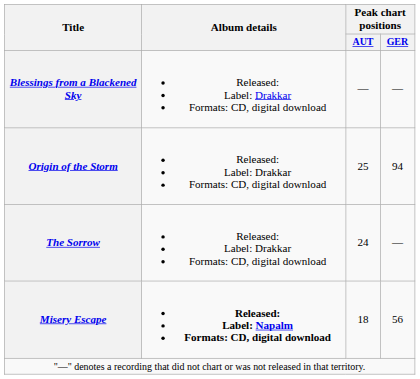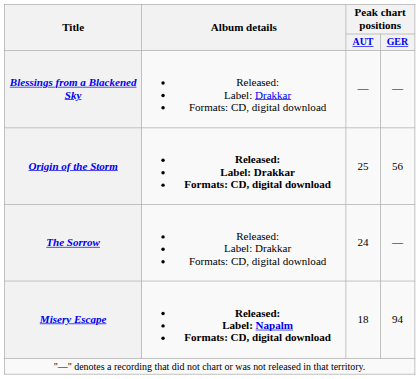(244, 172) normal -> (244, 172) bold
(397, 166) 94 -> (397, 166) 56
(397, 319) 56 -> (397, 319) 94
